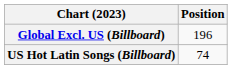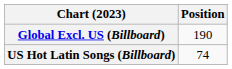(203, 34) 196 -> (203, 34) 190
